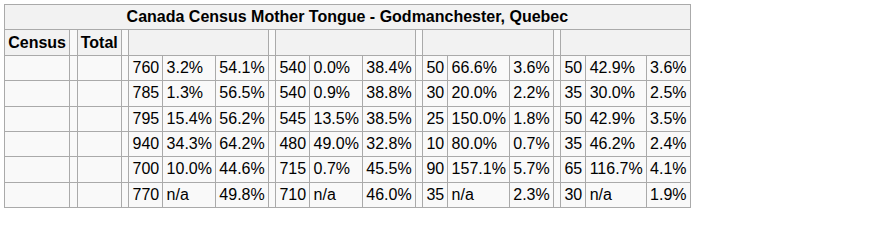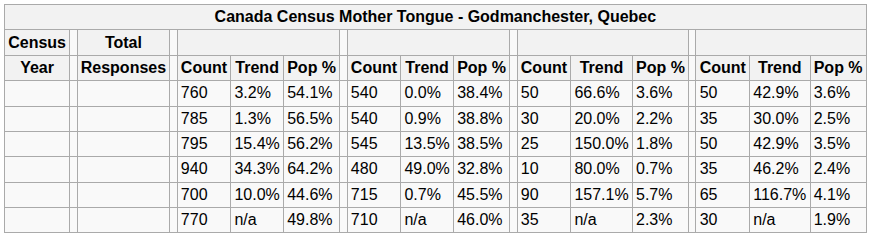+ row: (37, 67)
